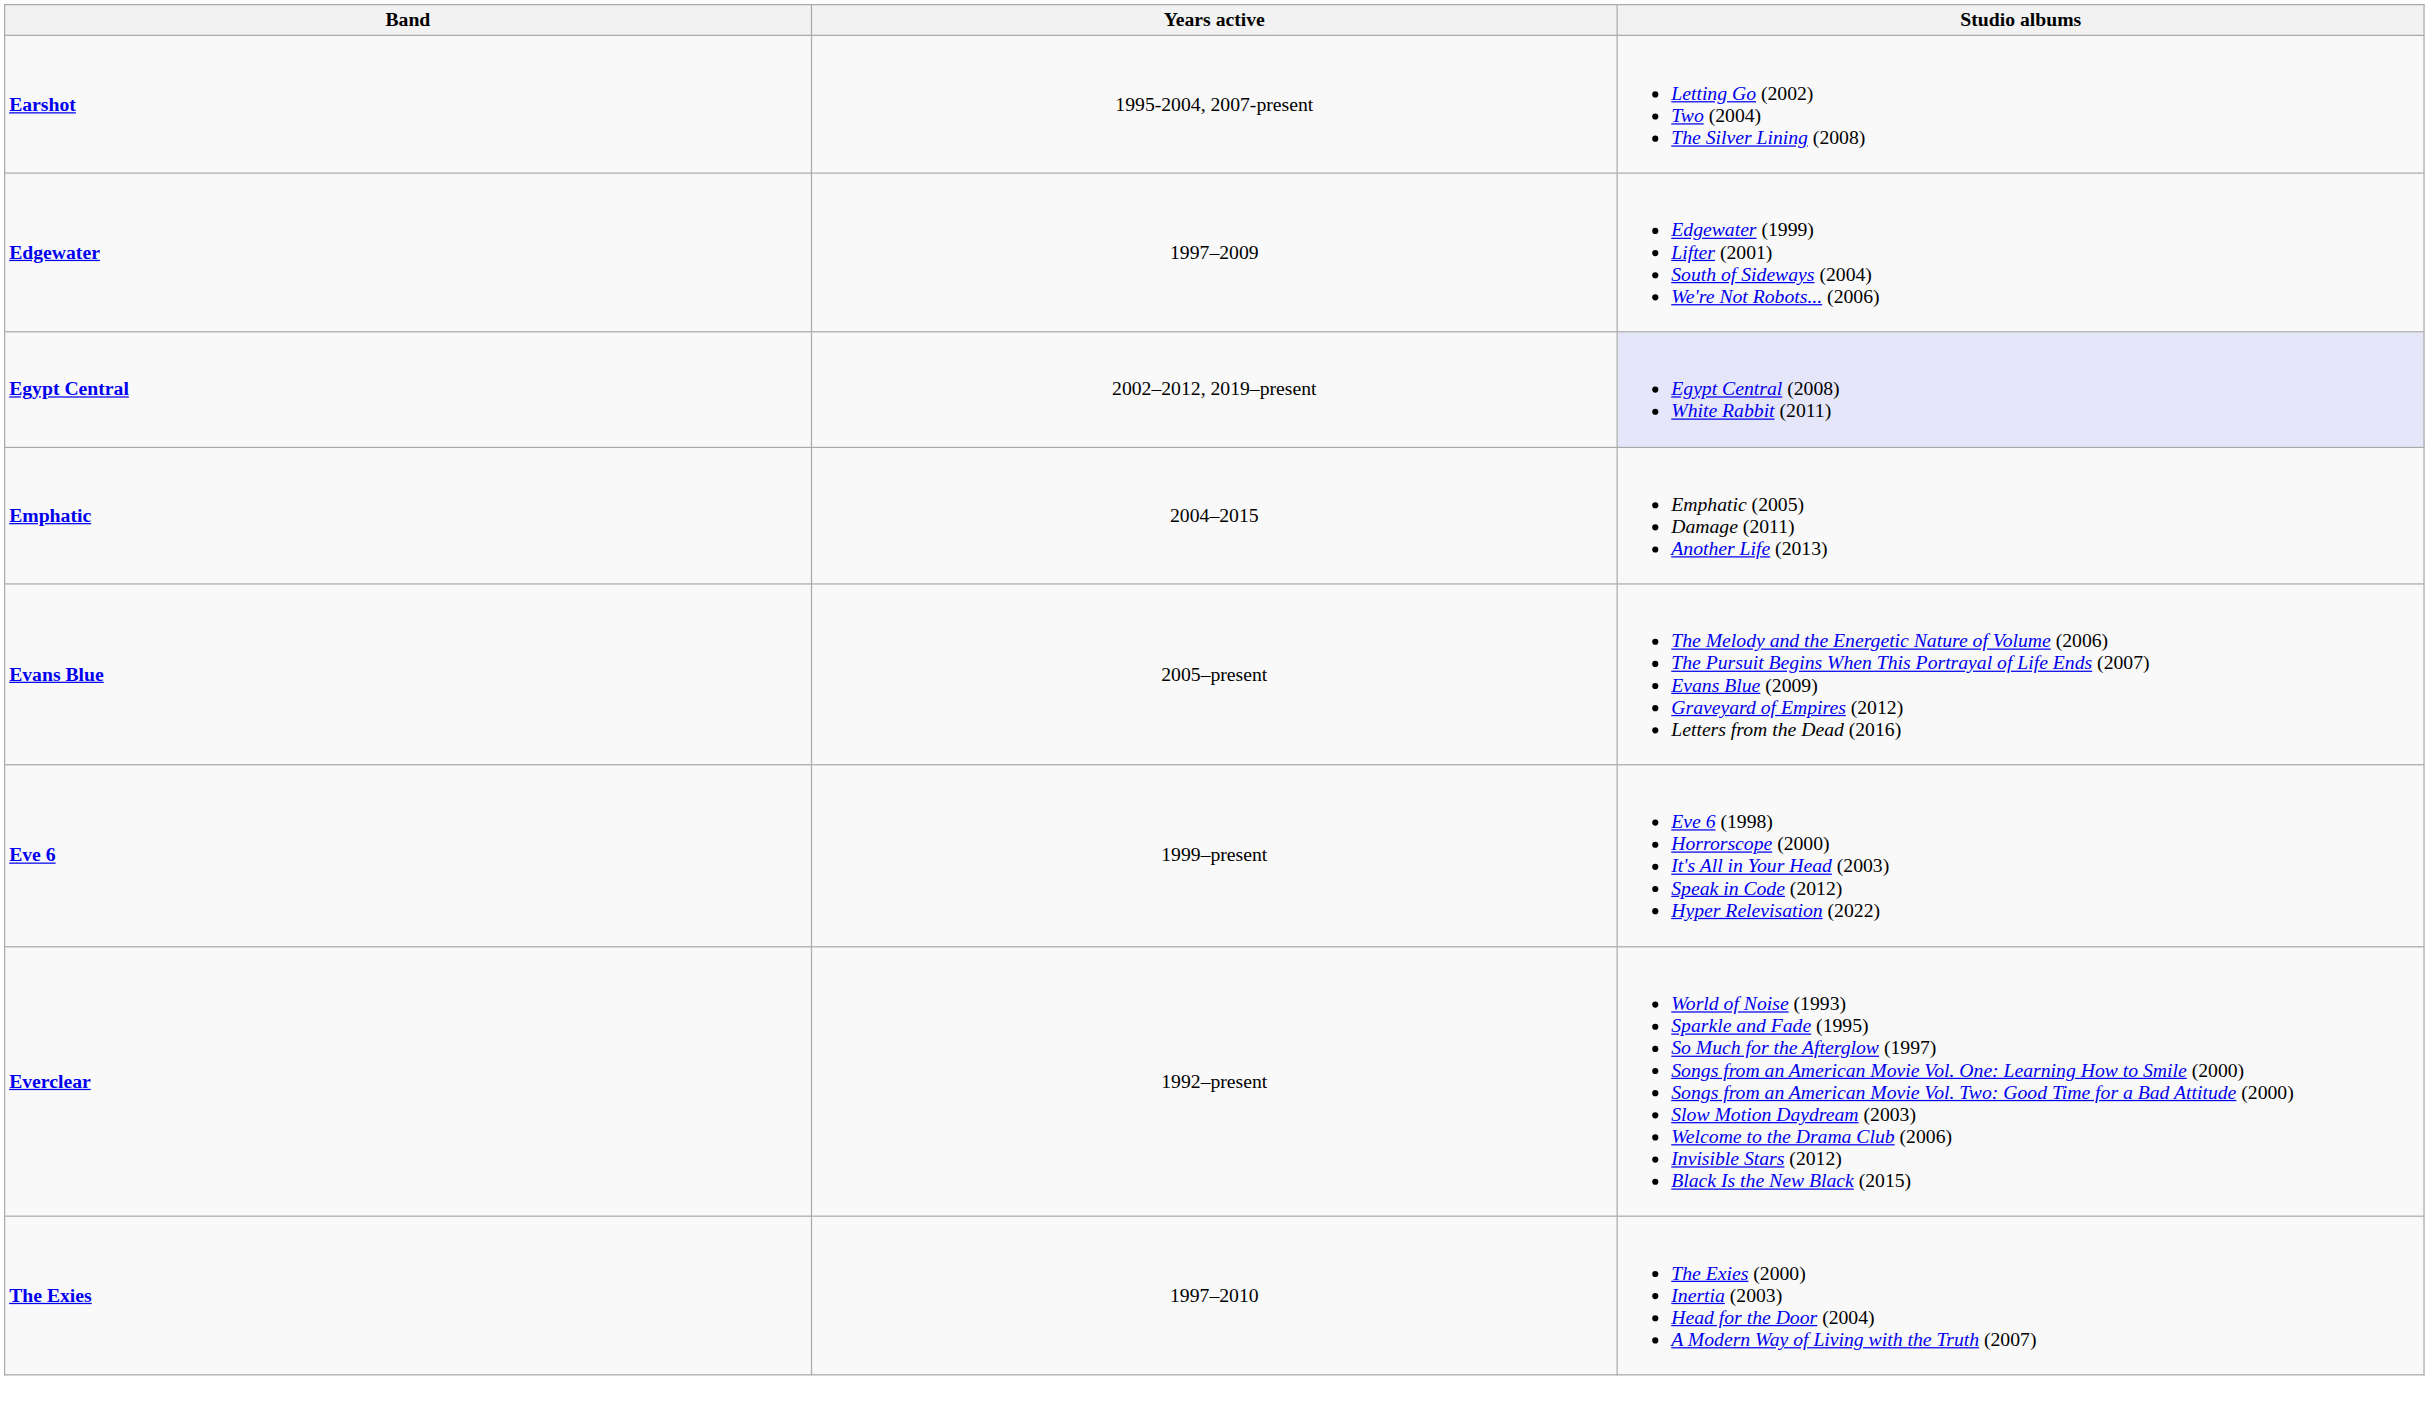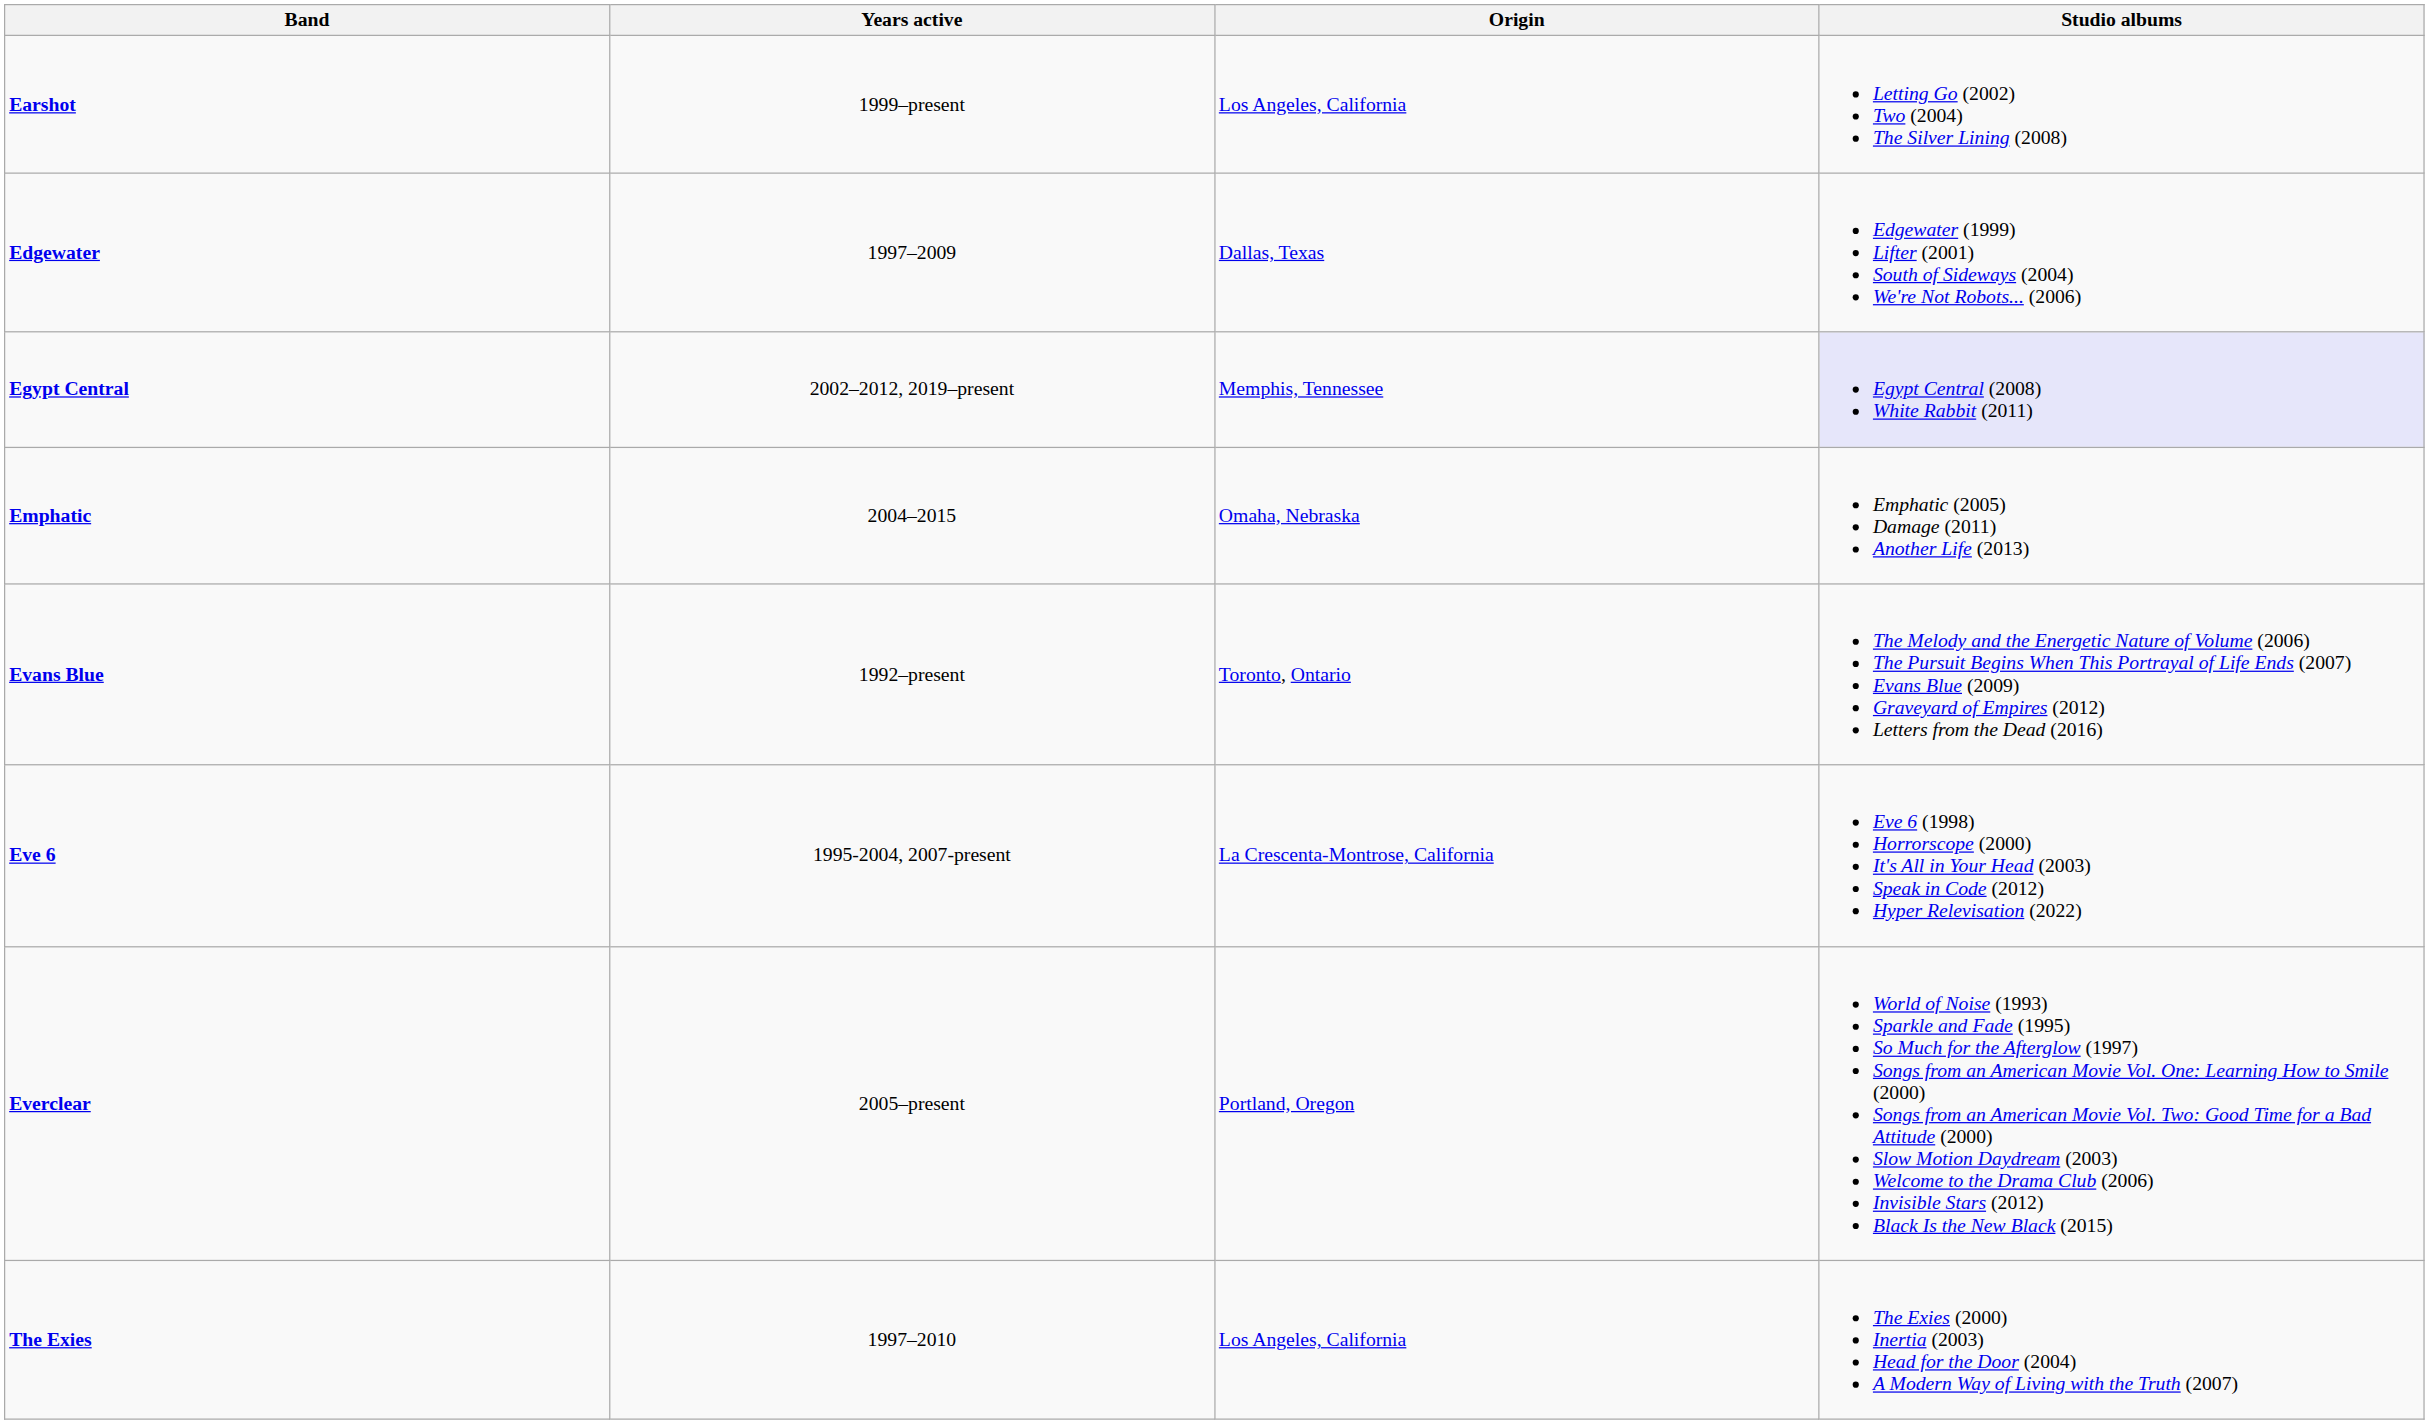+ column: (1517, 20)
(1214, 104) 1995-2004, 2007-present -> (912, 104) 1999–present
(1214, 674) 2005–present -> (912, 674) 1992–present
(1214, 855) 1999–present -> (912, 855) 1995-2004, 2007-present
(1214, 1081) 1992–present -> (912, 1103) 2005–present
